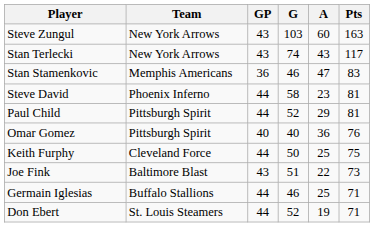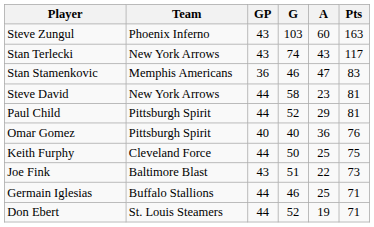(174, 34) New York Arrows -> (169, 34) Phoenix Inferno
(169, 93) Phoenix Inferno -> (174, 93) New York Arrows
